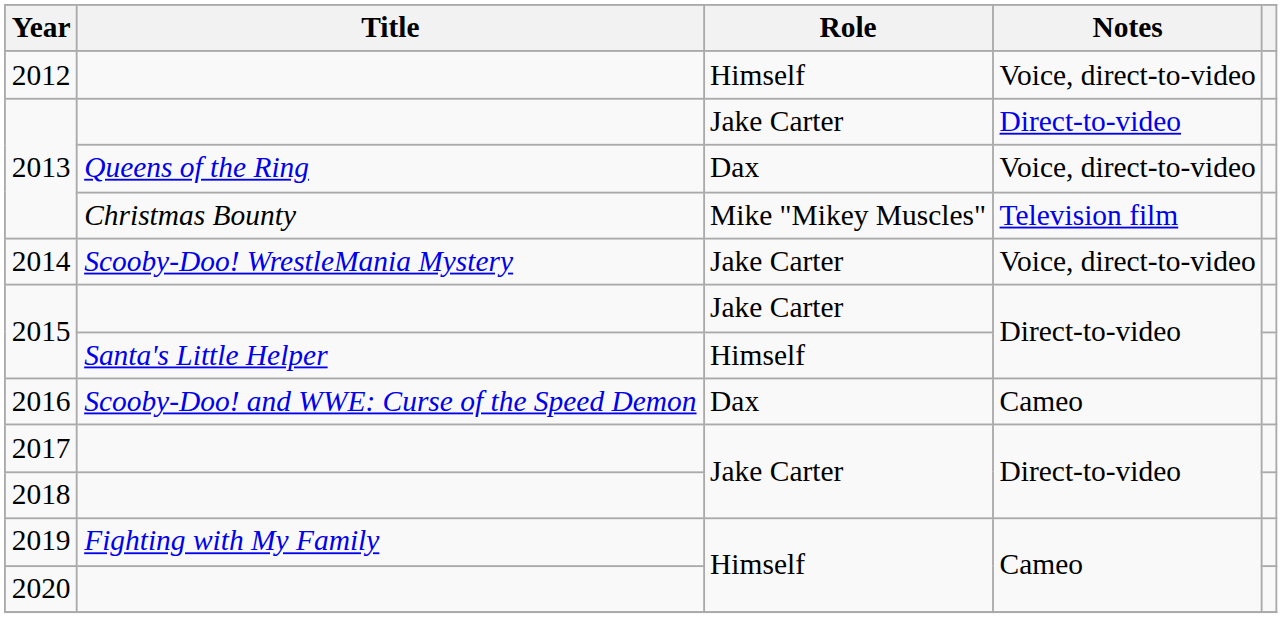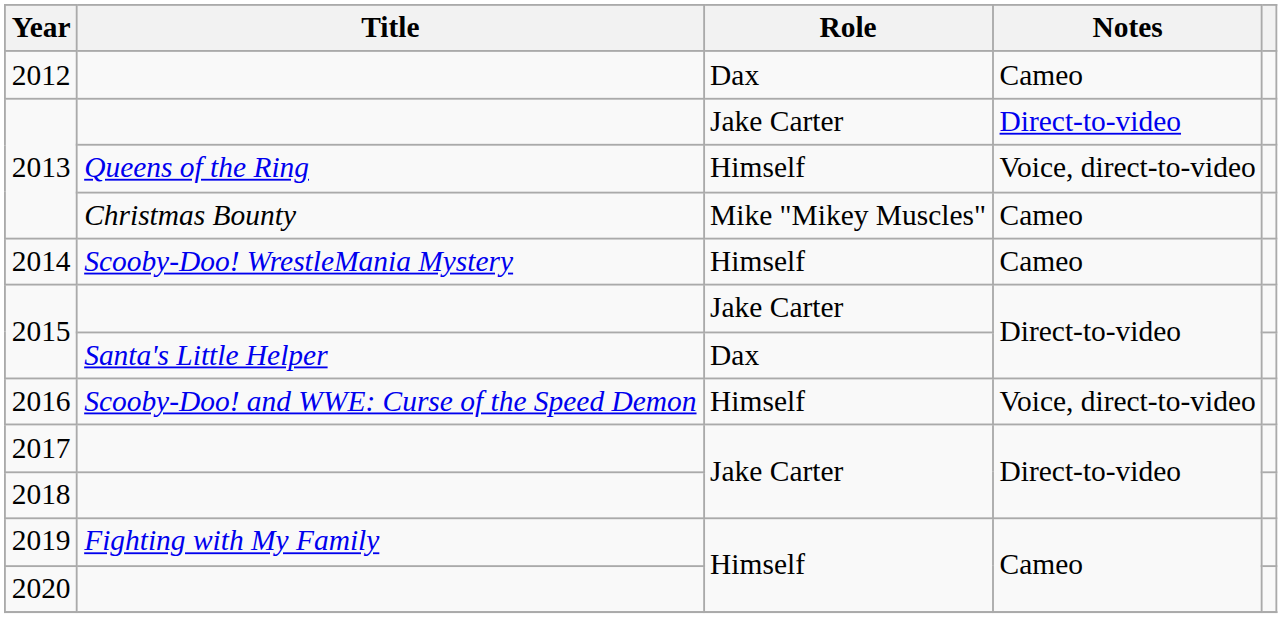(758, 74) Himself -> (735, 74) Dax
(1128, 74) Voice, direct-to-video -> (1041, 74) Cameo
(735, 167) Dax -> (758, 167) Himself
(1089, 214) Television film -> (1041, 214) Cameo
(777, 261) Jake Carter -> (758, 261) Himself
(1128, 261) Voice, direct-to-video -> (1041, 261) Cameo
(758, 354) Himself -> (735, 354) Dax
(735, 401) Dax -> (758, 401) Himself
(1041, 401) Cameo -> (1128, 401) Voice, direct-to-video
